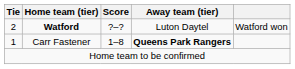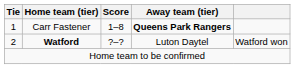rows swapped: (61, 41) <-> (61, 26)
